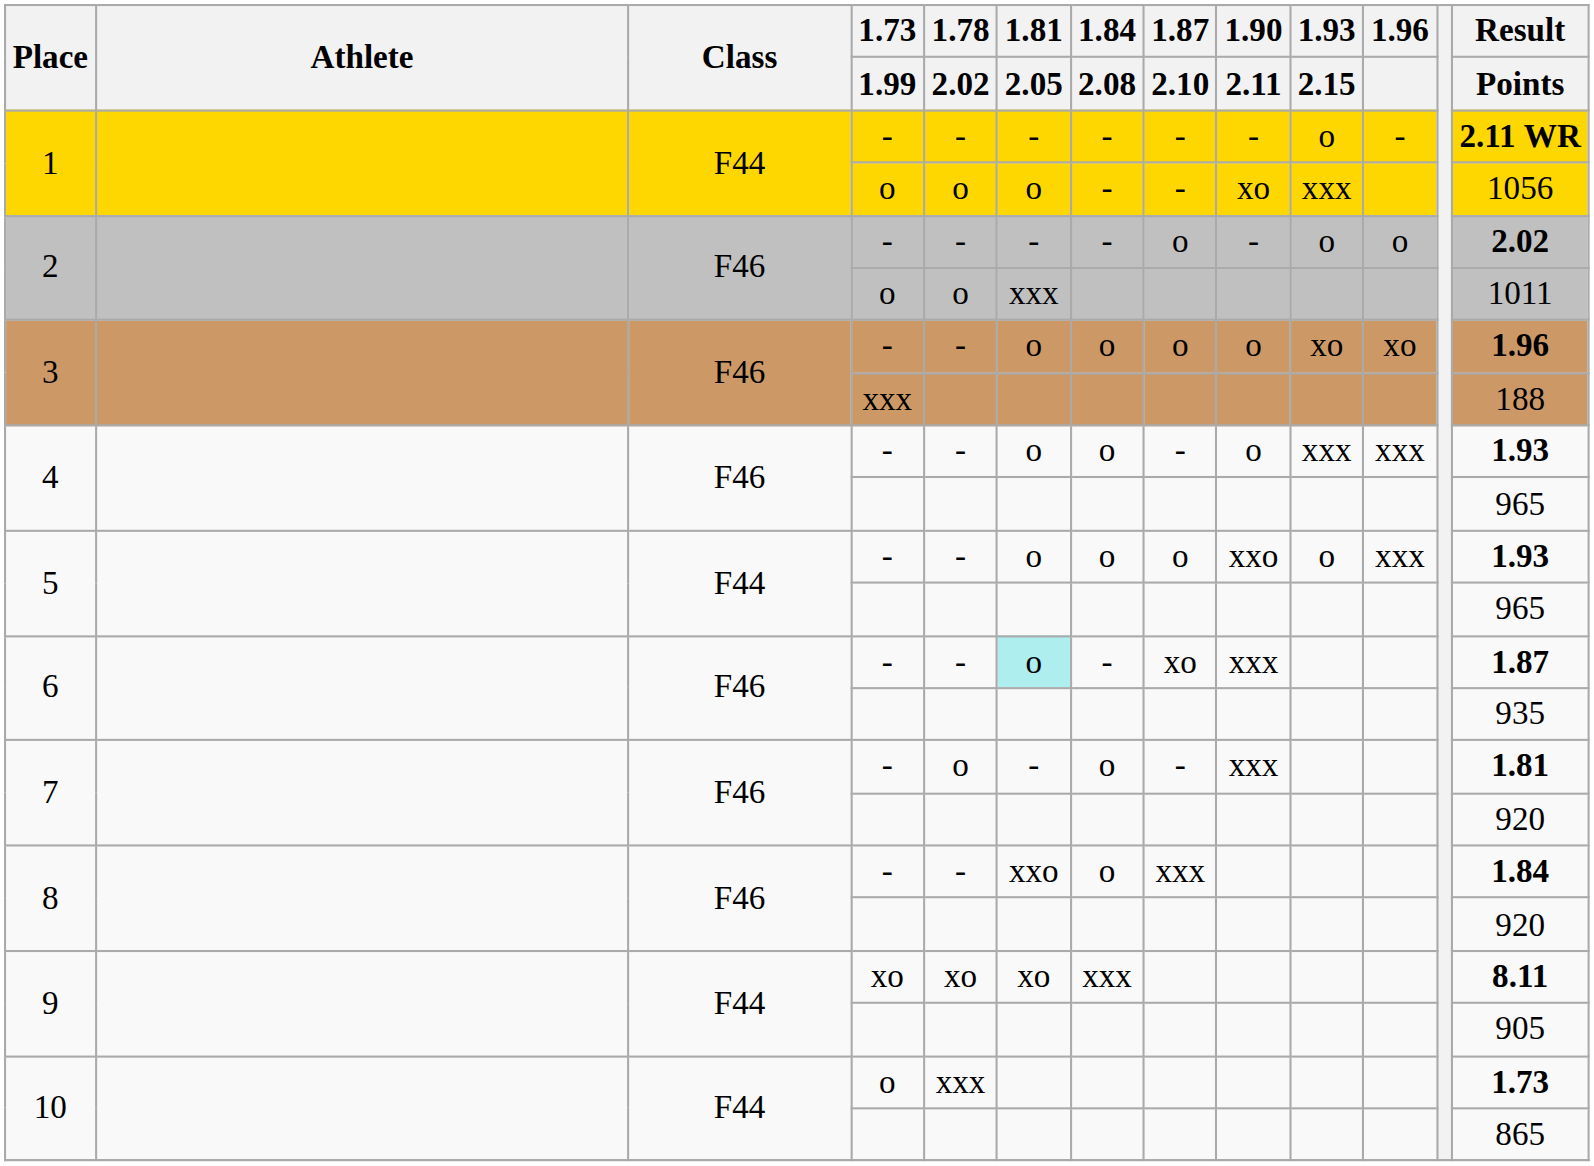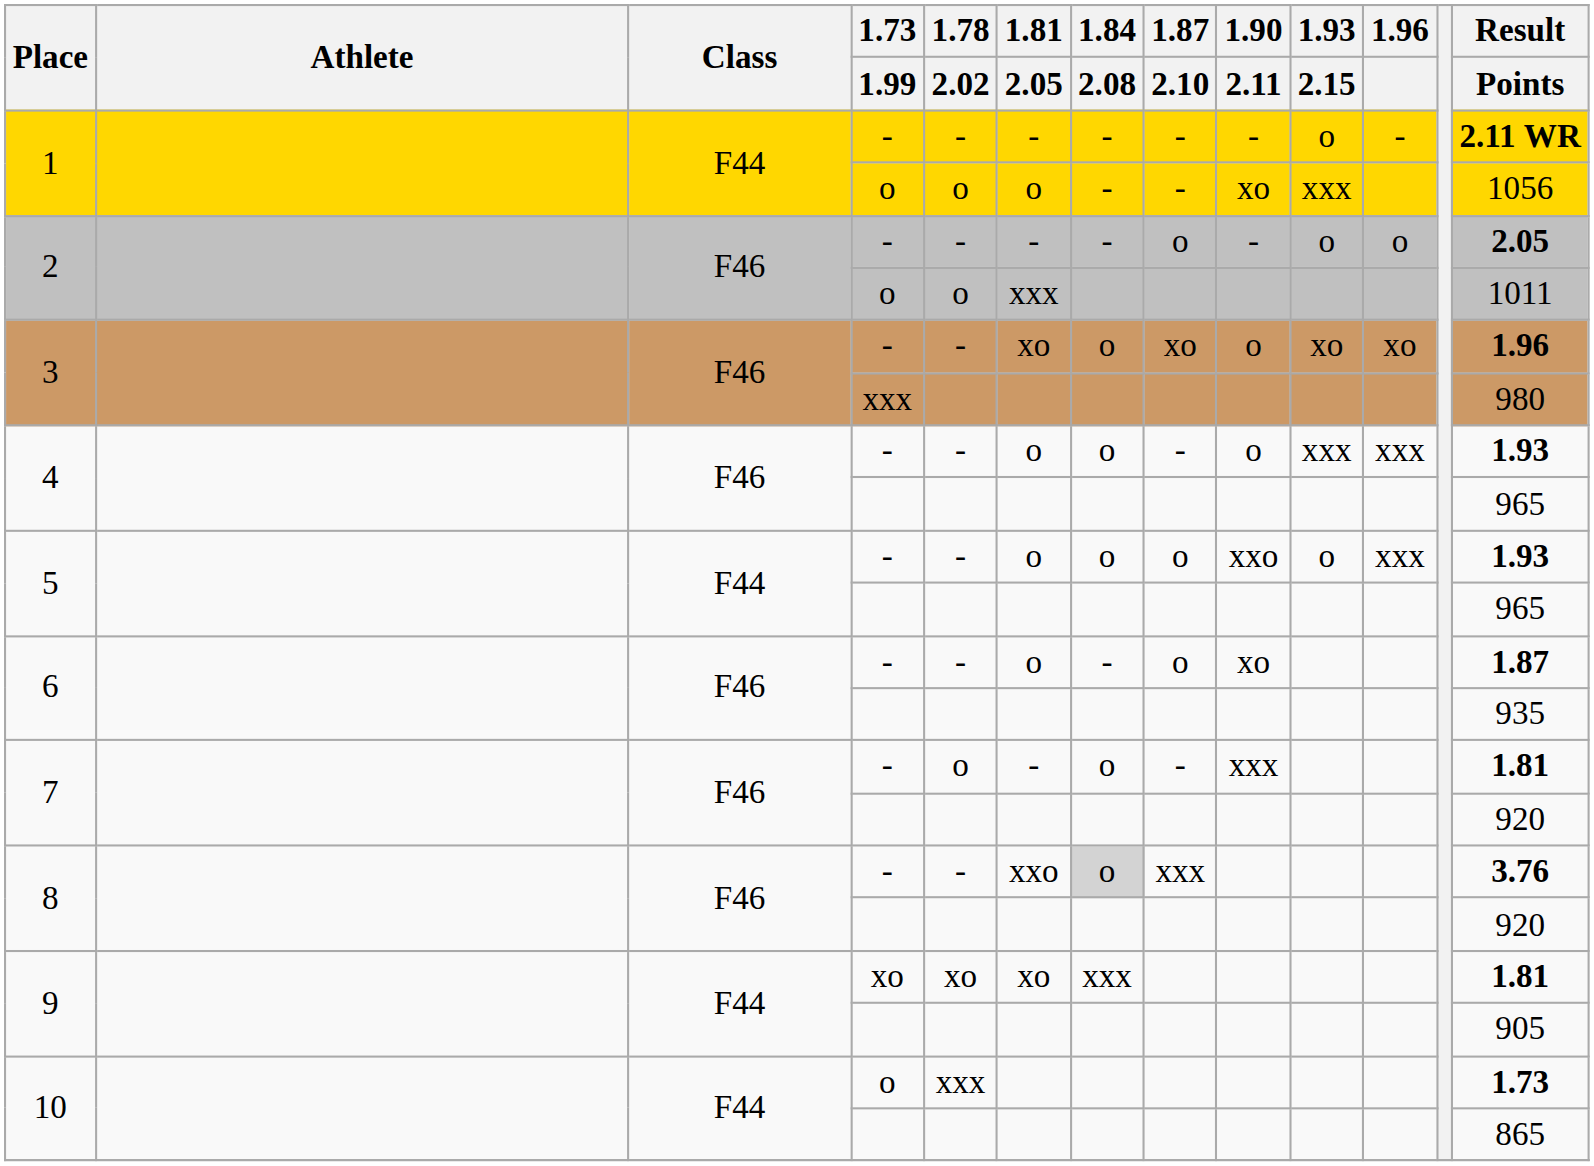(1520, 240) 2.02 -> (1520, 240) 2.05
(1034, 345) o -> (1034, 345) xo
(1180, 345) o -> (1180, 345) xo
(1520, 398) 188 -> (1520, 398) 980
(1034, 661) paleturquoise background -> (1034, 661) no background
(1180, 661) xo -> (1180, 661) o
(1253, 661) xxx -> (1253, 661) xo
(1107, 871) no background -> (1107, 871) lightgrey background
(1520, 871) 1.84 -> (1520, 871) 3.76
(1520, 976) 8.11 -> (1520, 976) 1.81
